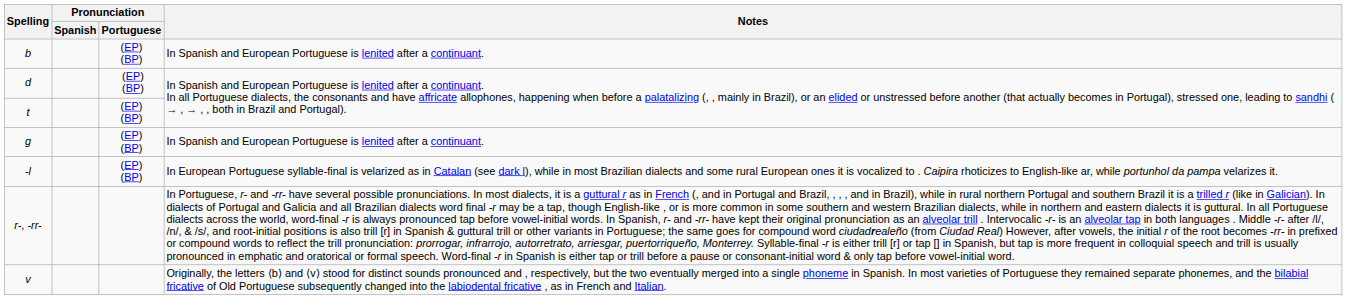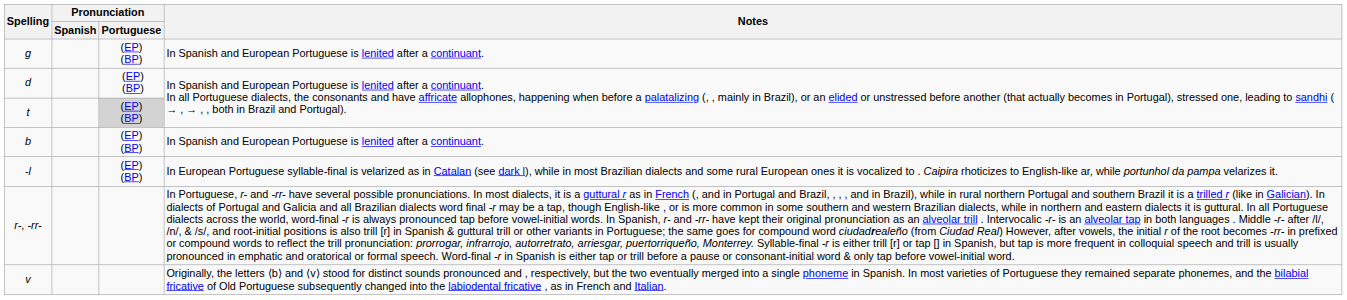rows swapped: (28, 53) <-> (28, 142)
(131, 112) no background -> (131, 112) lightgrey background
